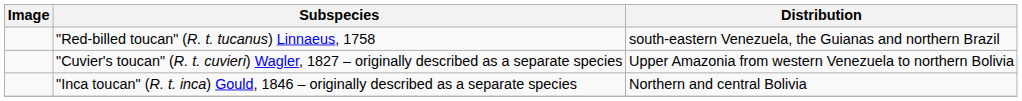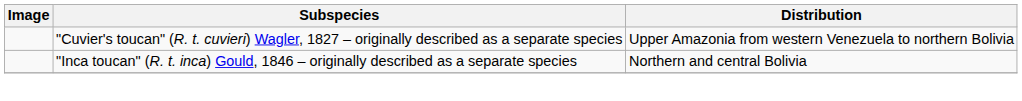- row: (216, 38)
